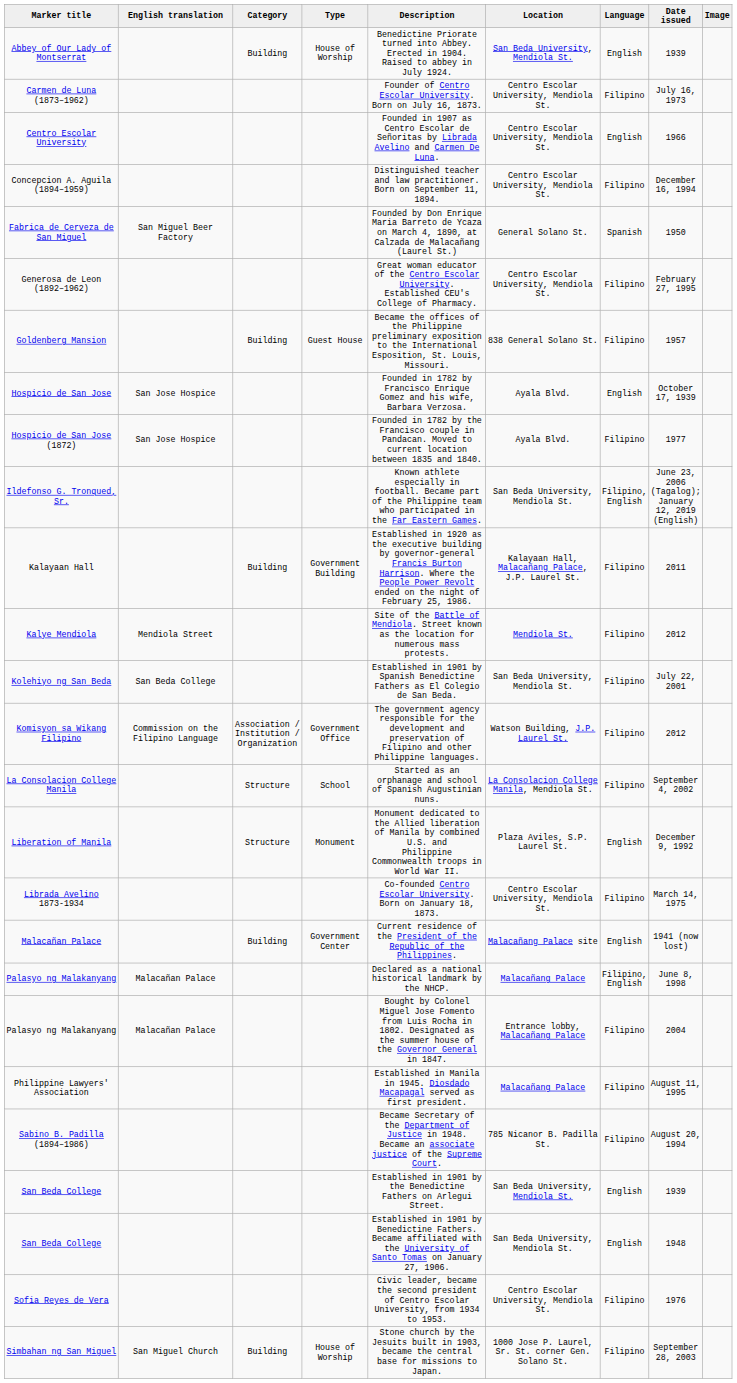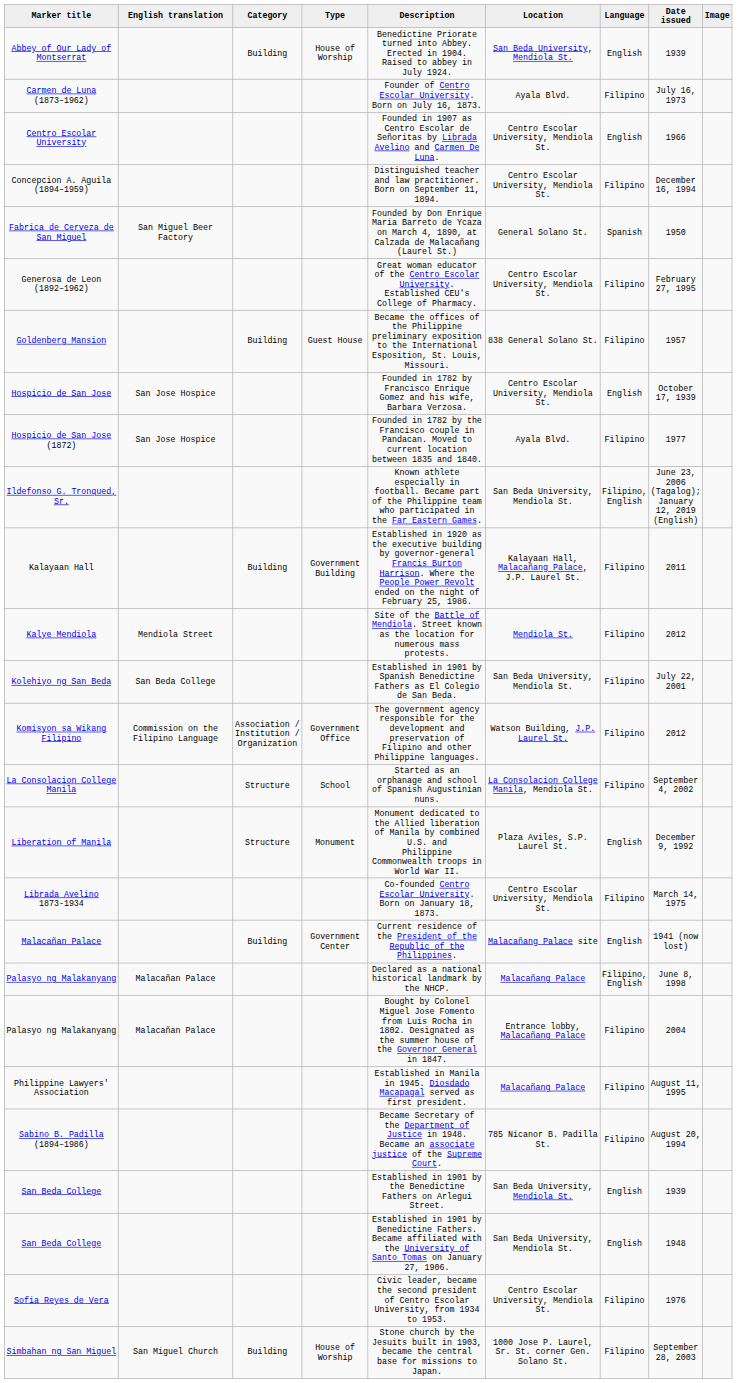(543, 96) Centro Escolar University, Mendiola St. -> (543, 96) Ayala Blvd.
(543, 393) Ayala Blvd. -> (543, 393) Centro Escolar University, Mendiola St.
